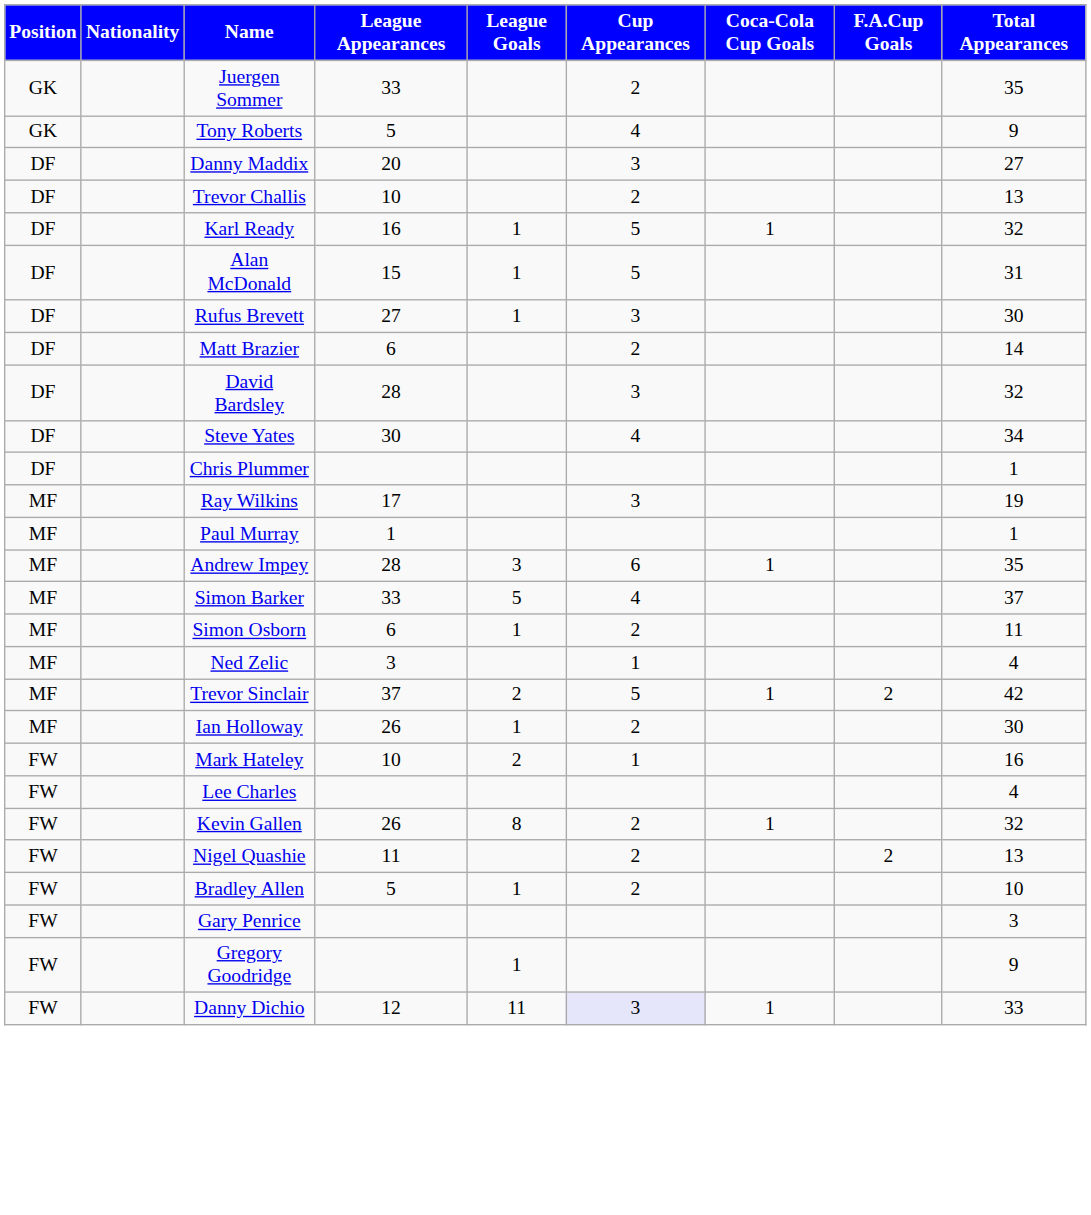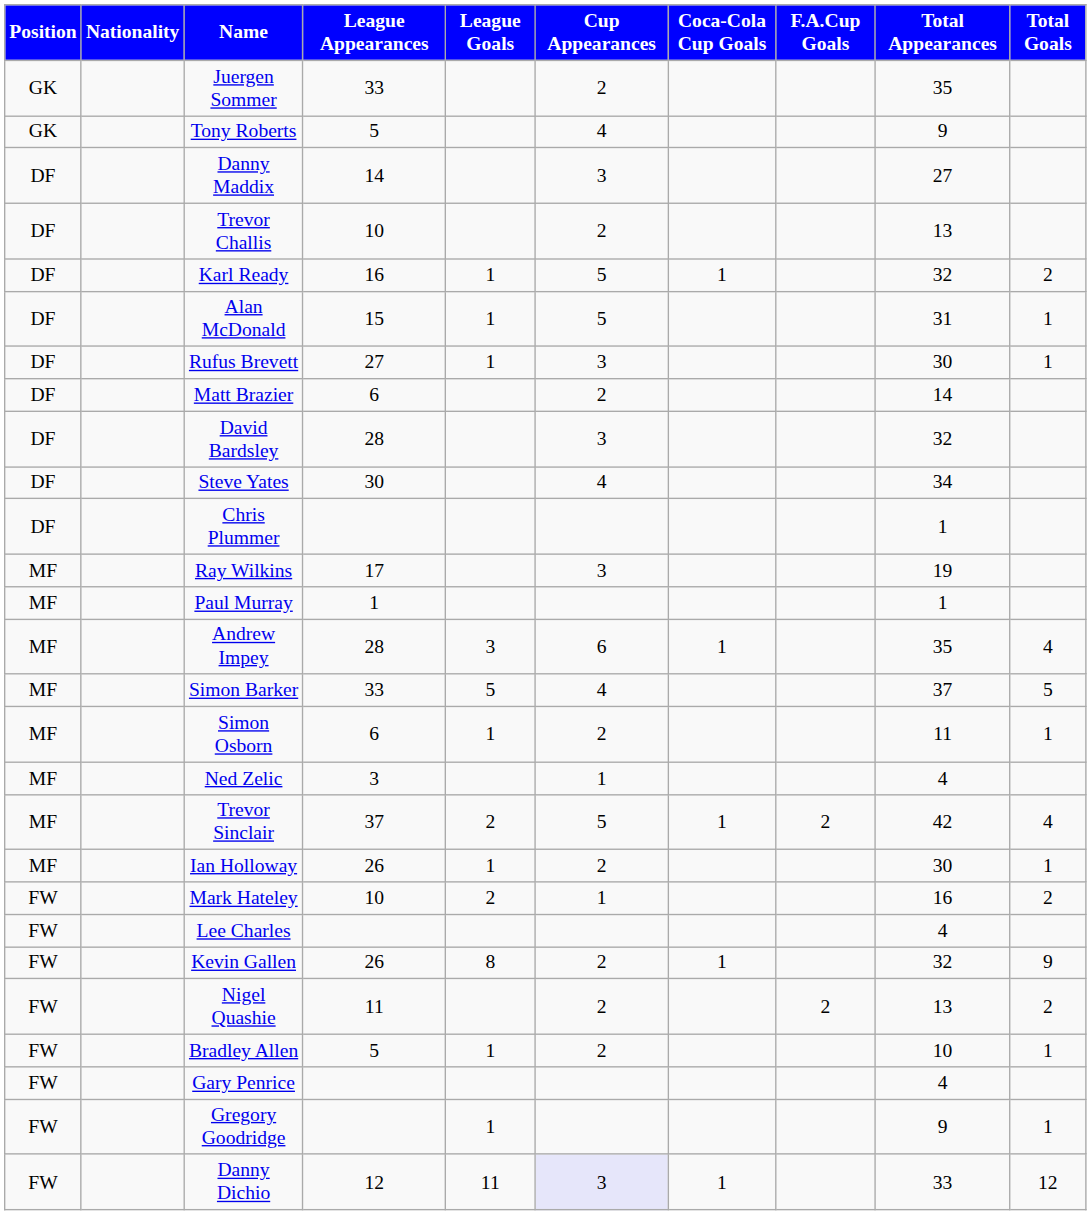+ column: (1048, 32)
(391, 164) 20 -> (374, 175) 14
(1014, 921) 3 -> (943, 1082) 4
